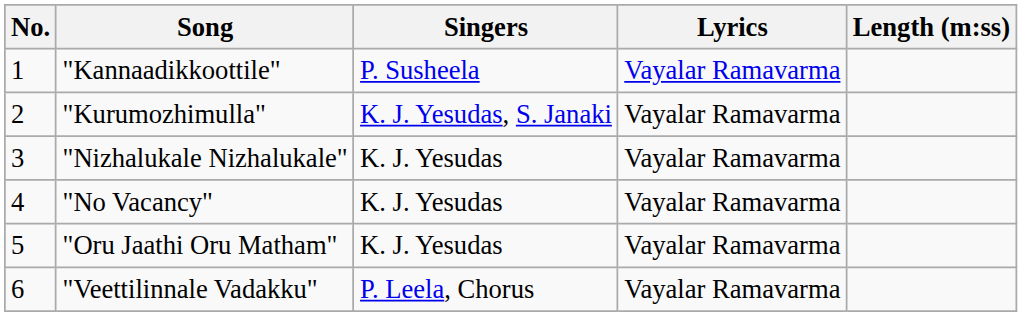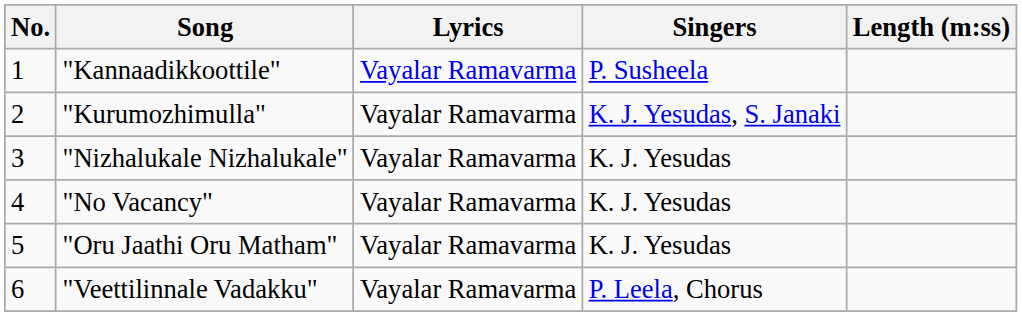columns swapped: (486, 26) <-> (732, 26)
